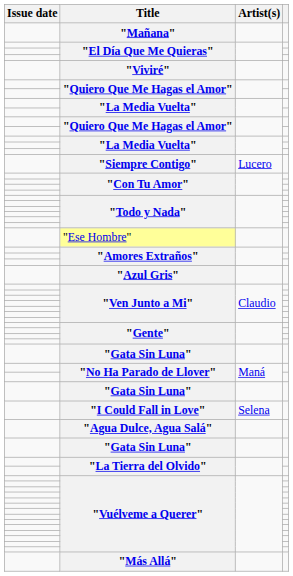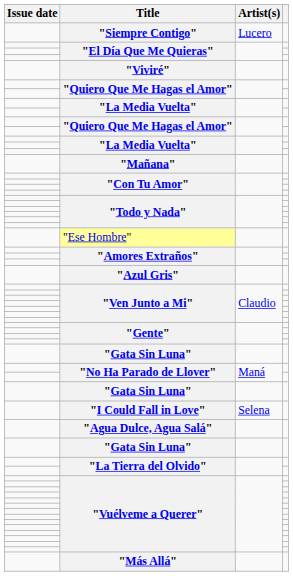rows swapped: (148, 32) <-> (148, 164)
